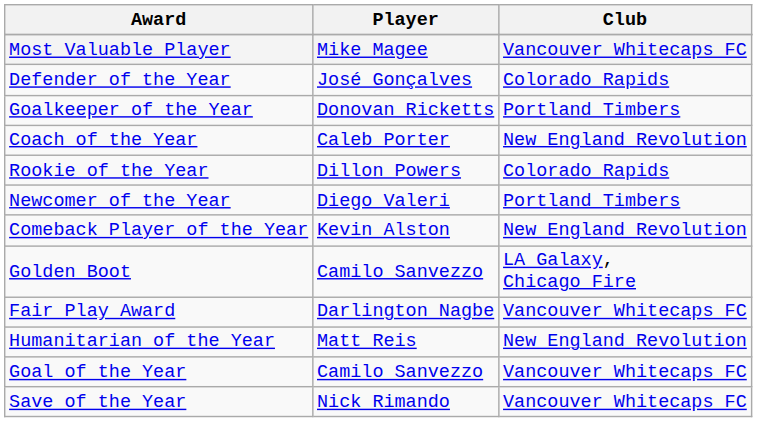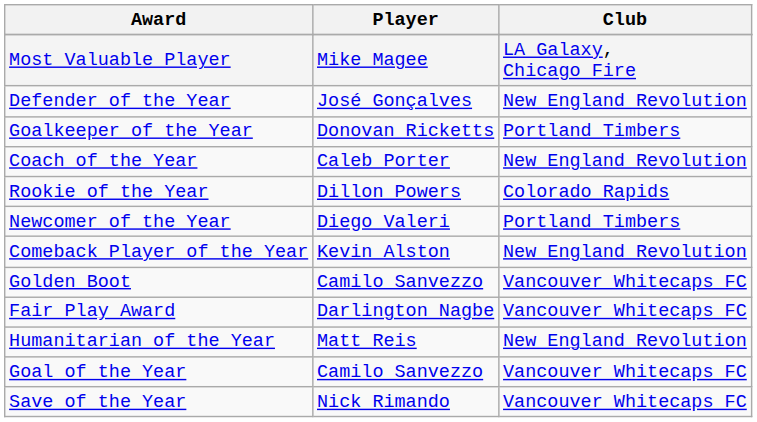(625, 50) Vancouver Whitecaps FC -> (570, 60) LA Galaxy, Chicago Fire
(586, 80) Colorado Rapids -> (625, 101) New England Revolution
(570, 271) LA Galaxy, Chicago Fire -> (625, 282) Vancouver Whitecaps FC
